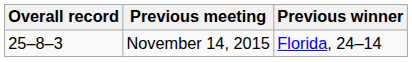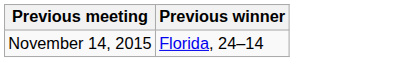- column: (64, 17)
